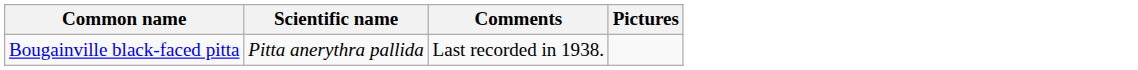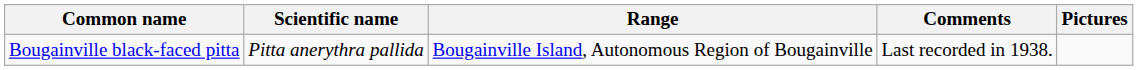+ column: (653, 19)
